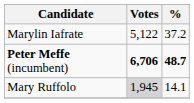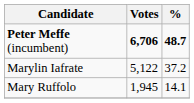rows swapped: (38, 61) <-> (45, 34)
(144, 87) lightgrey background -> (144, 87) no background
